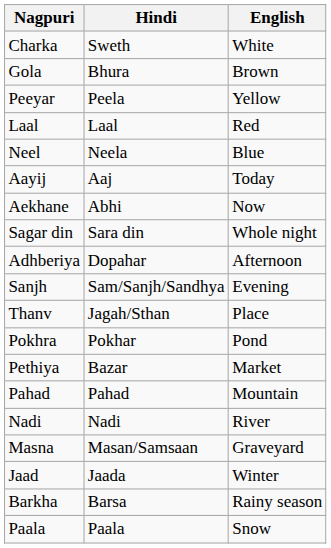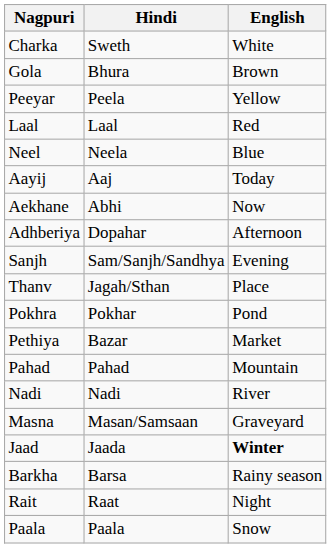- row: (41, 233)
(255, 475) normal -> (258, 448) bold
+ row: (23, 502)
